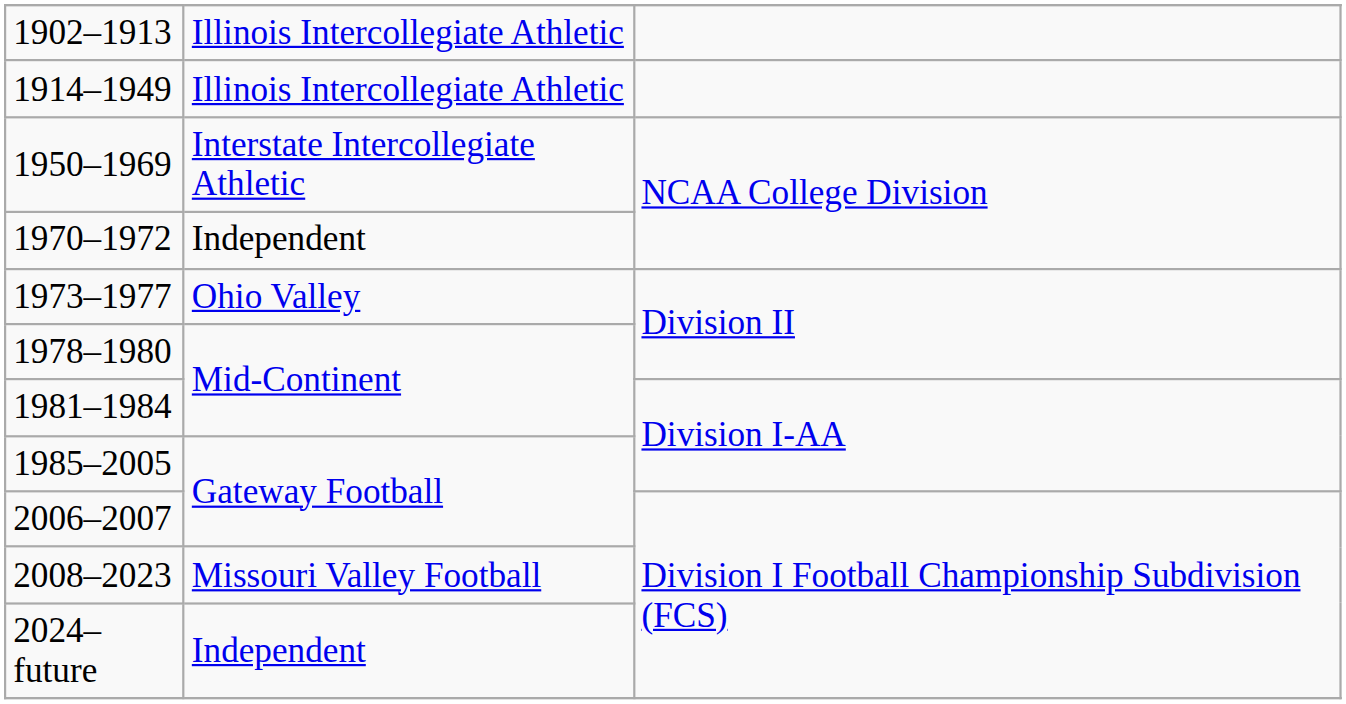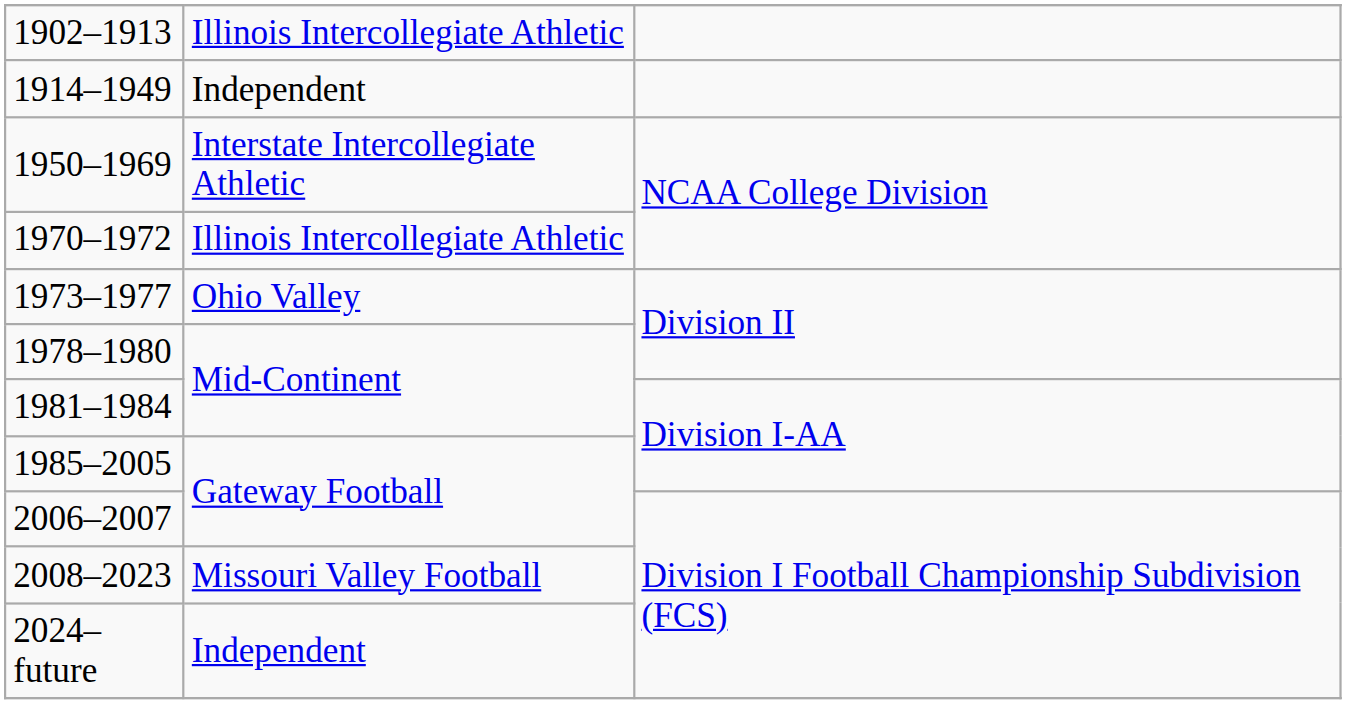(408, 88) Illinois Intercollegiate Athletic -> (279, 88) Independent
(279, 239) Independent -> (408, 239) Illinois Intercollegiate Athletic
